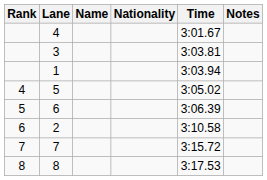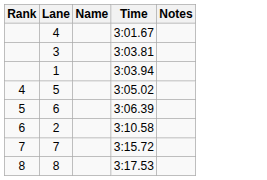- column: (144, 14)
